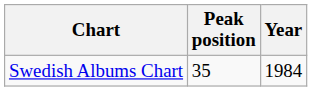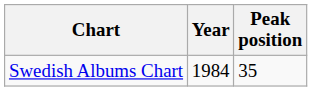columns swapped: (283, 30) <-> (224, 30)
